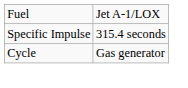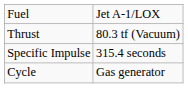+ row: (23, 33)
